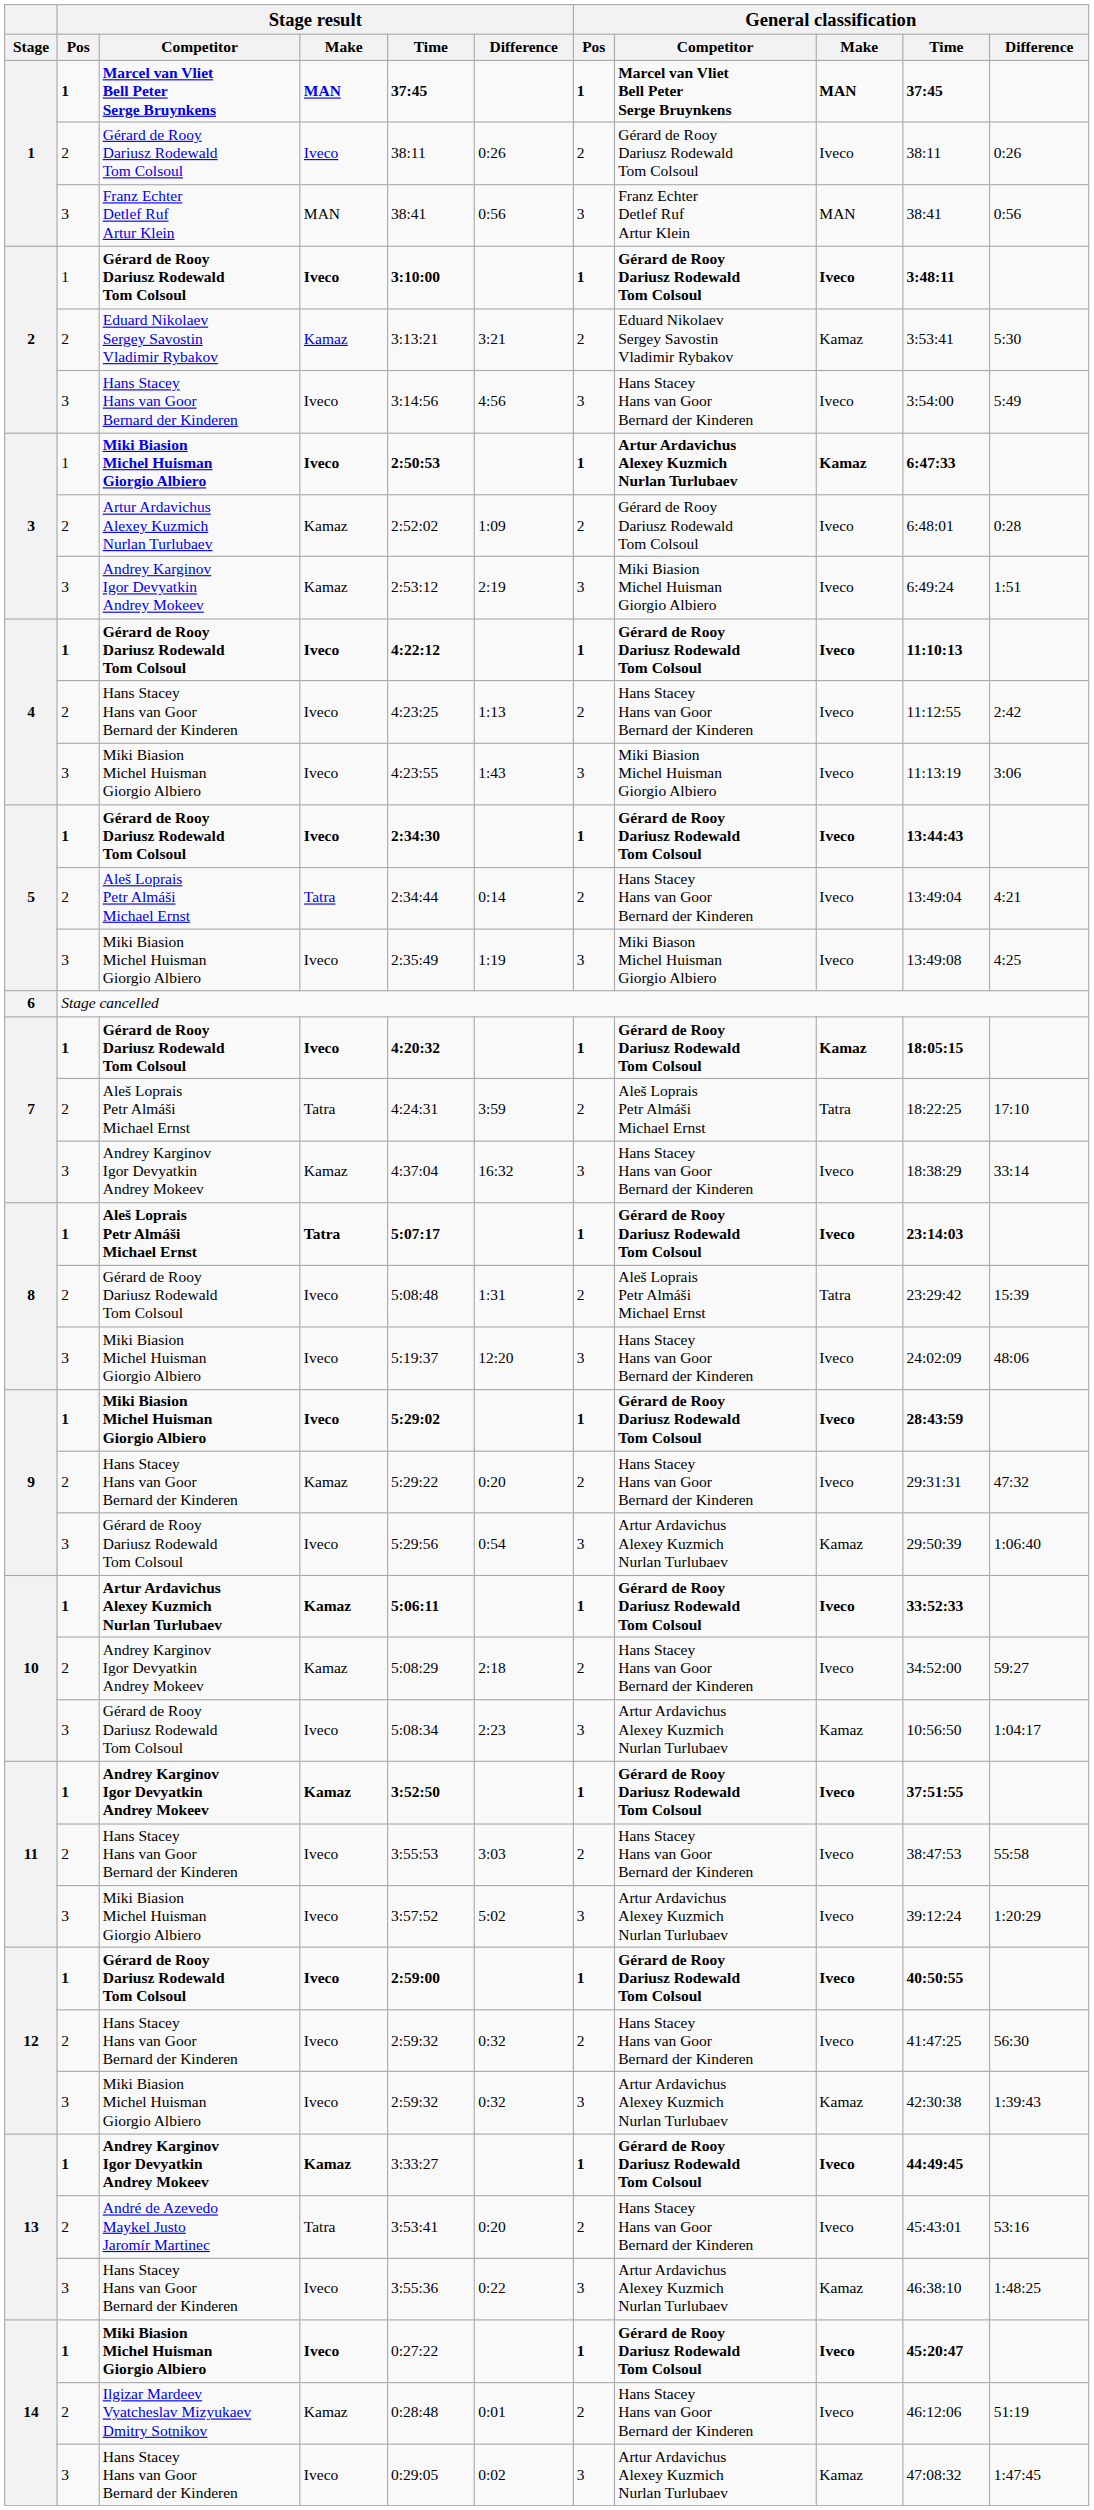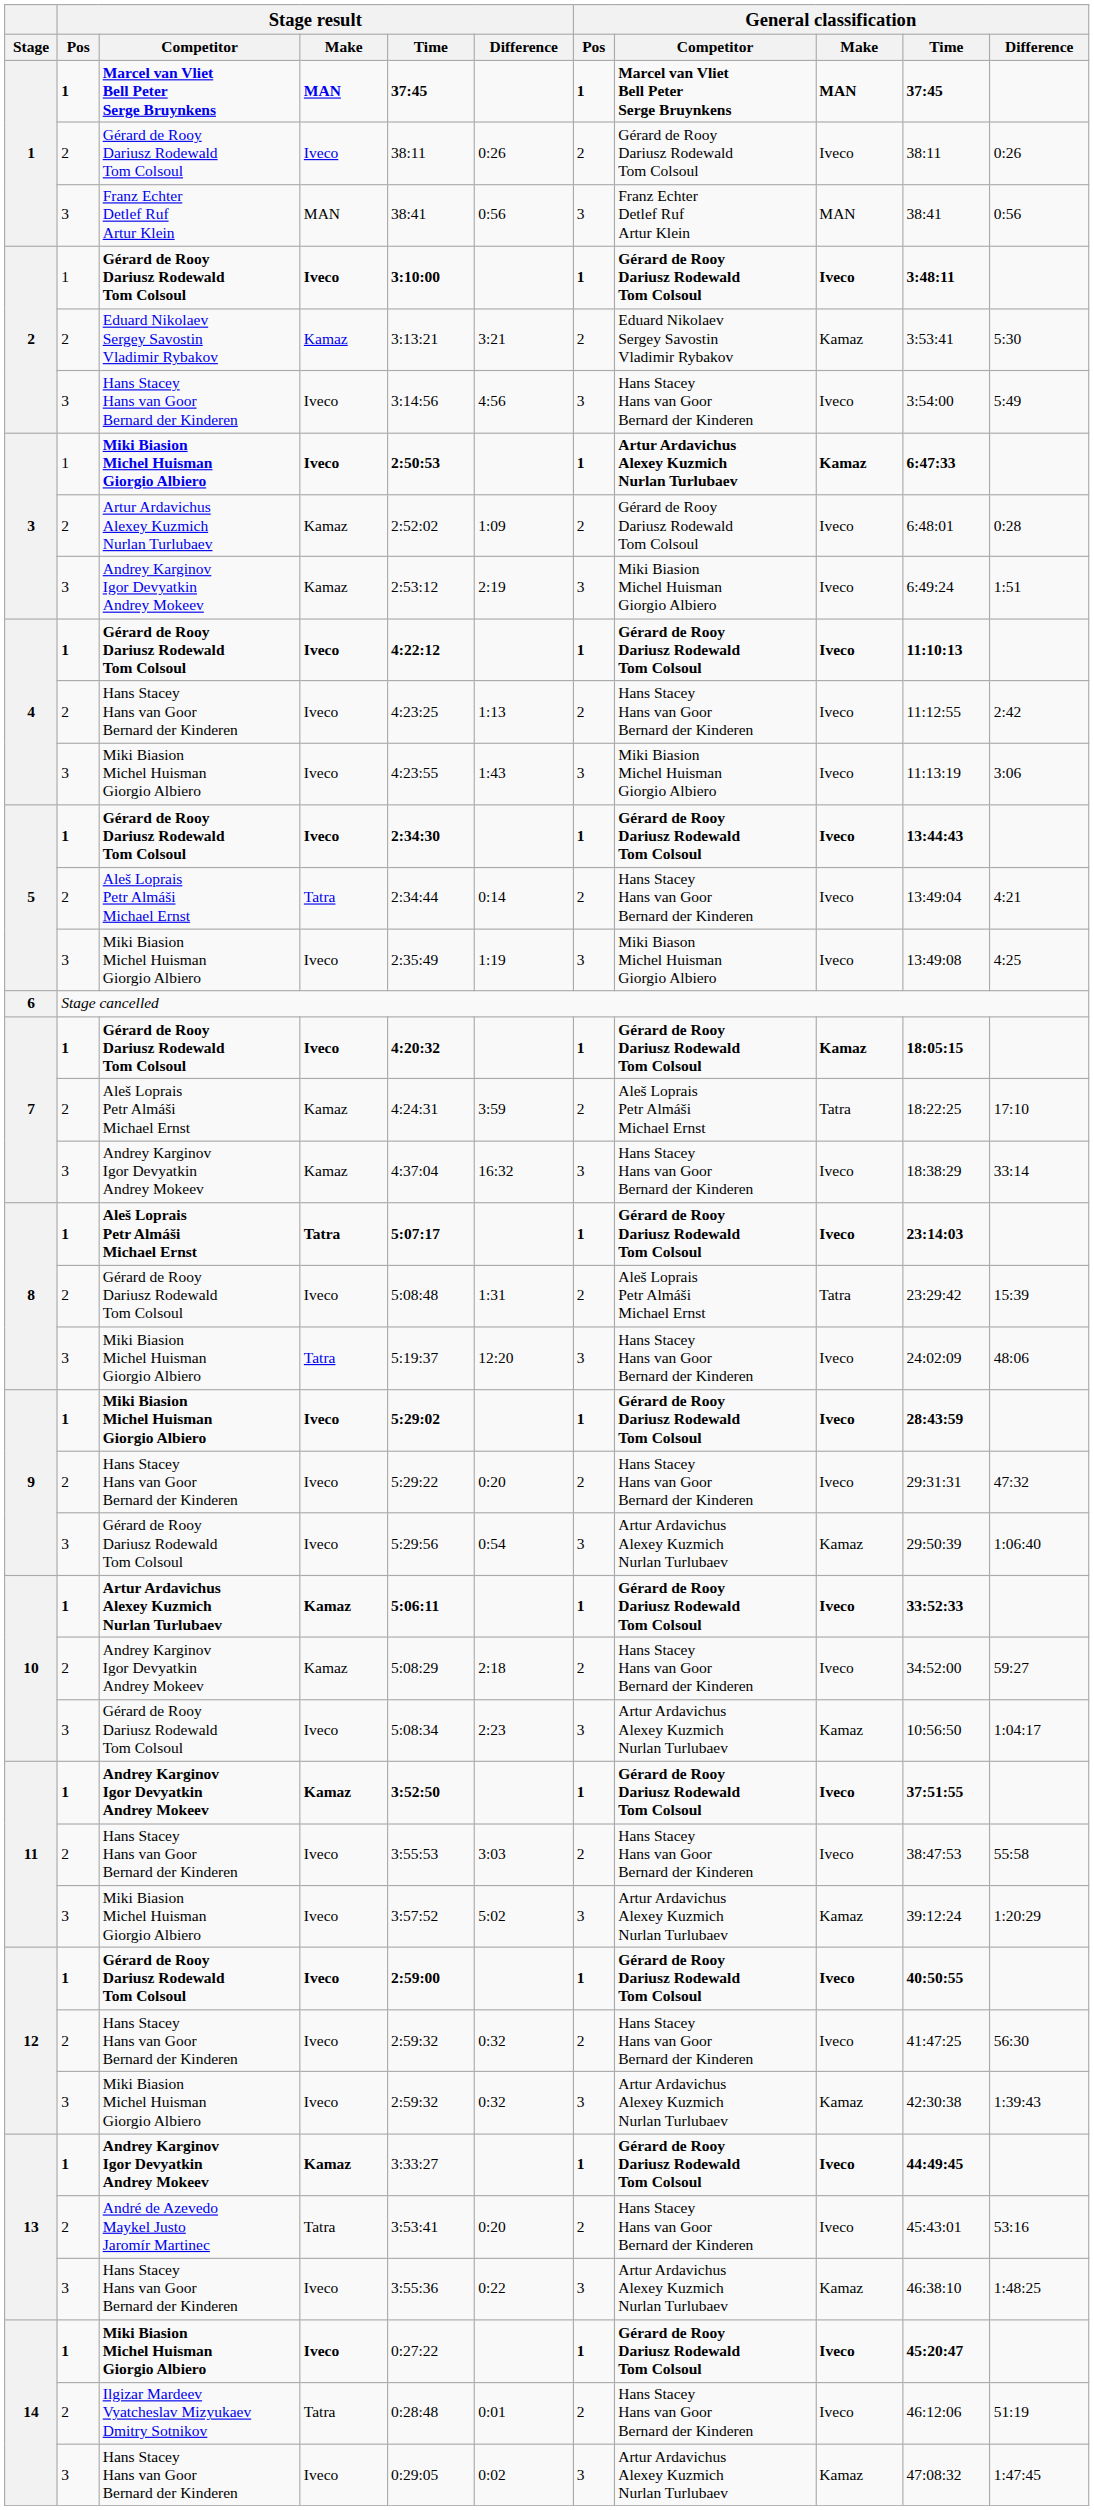(320, 1109) Tatra -> (326, 1109) Kamaz
(321, 1357) Iveco -> (320, 1357) Tatra
(326, 1481) Kamaz -> (321, 1481) Iveco
(837, 1916) Iveco -> (841, 1916) Kamaz
(326, 2412) Kamaz -> (320, 2412) Tatra
